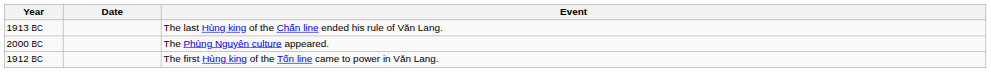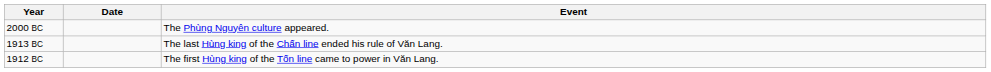rows swapped: (25, 43) <-> (25, 28)
